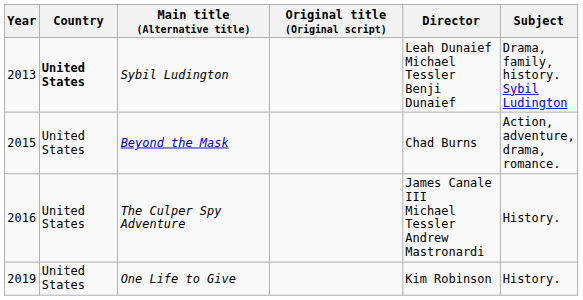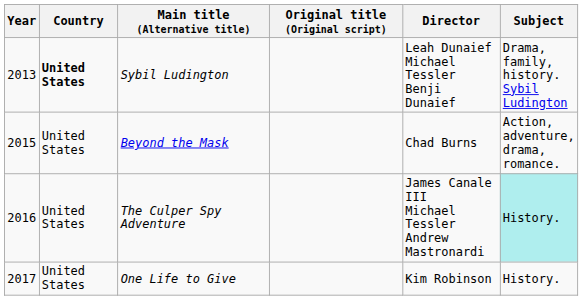(532, 218) no background -> (532, 218) paleturquoise background
(22, 278) 2019 -> (22, 278) 2017
